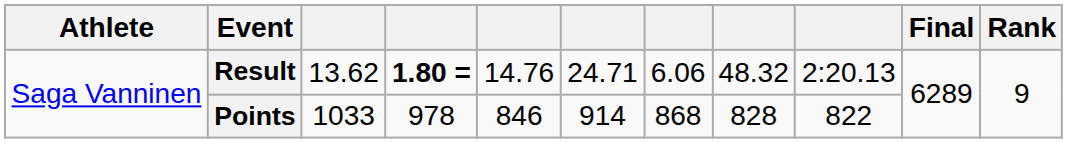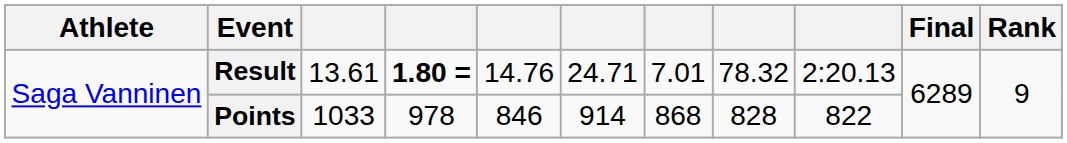(344, 72) 13.62 -> (344, 72) 13.61
(678, 72) 6.06 -> (678, 72) 7.01
(754, 72) 48.32 -> (754, 72) 78.32
